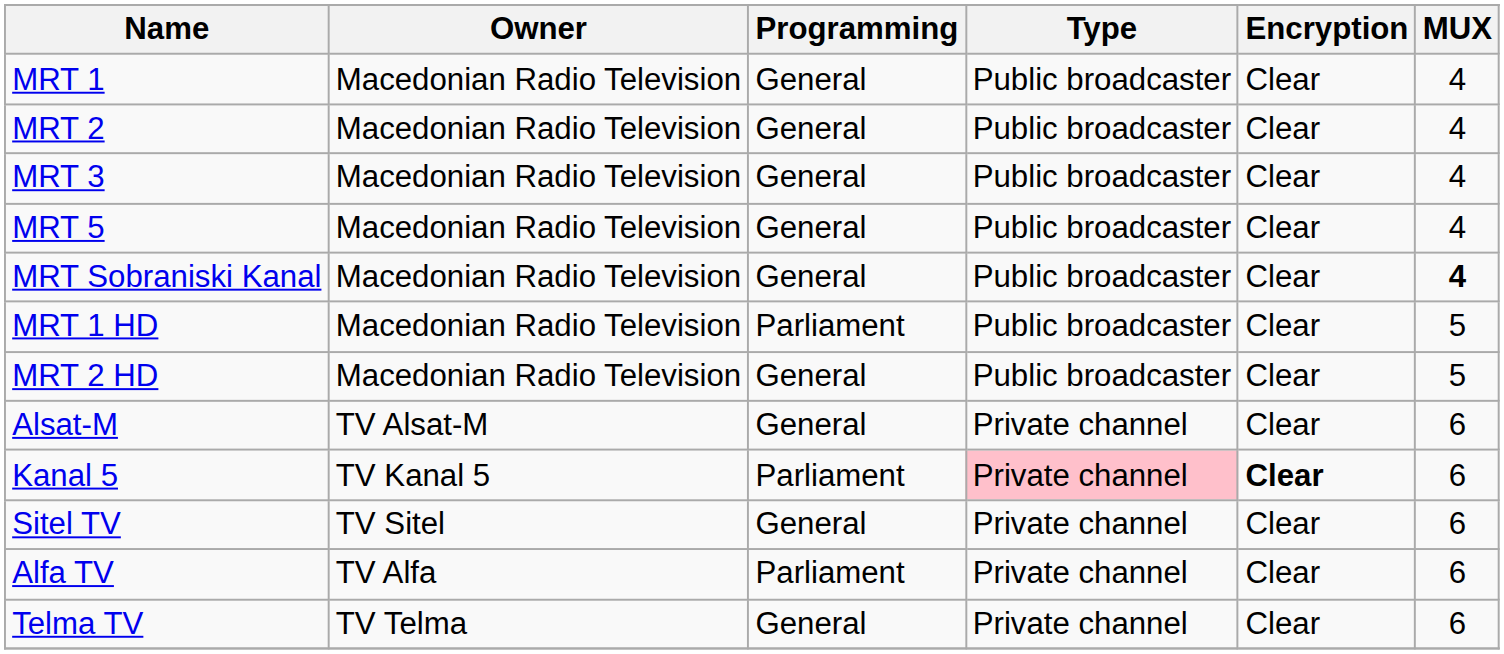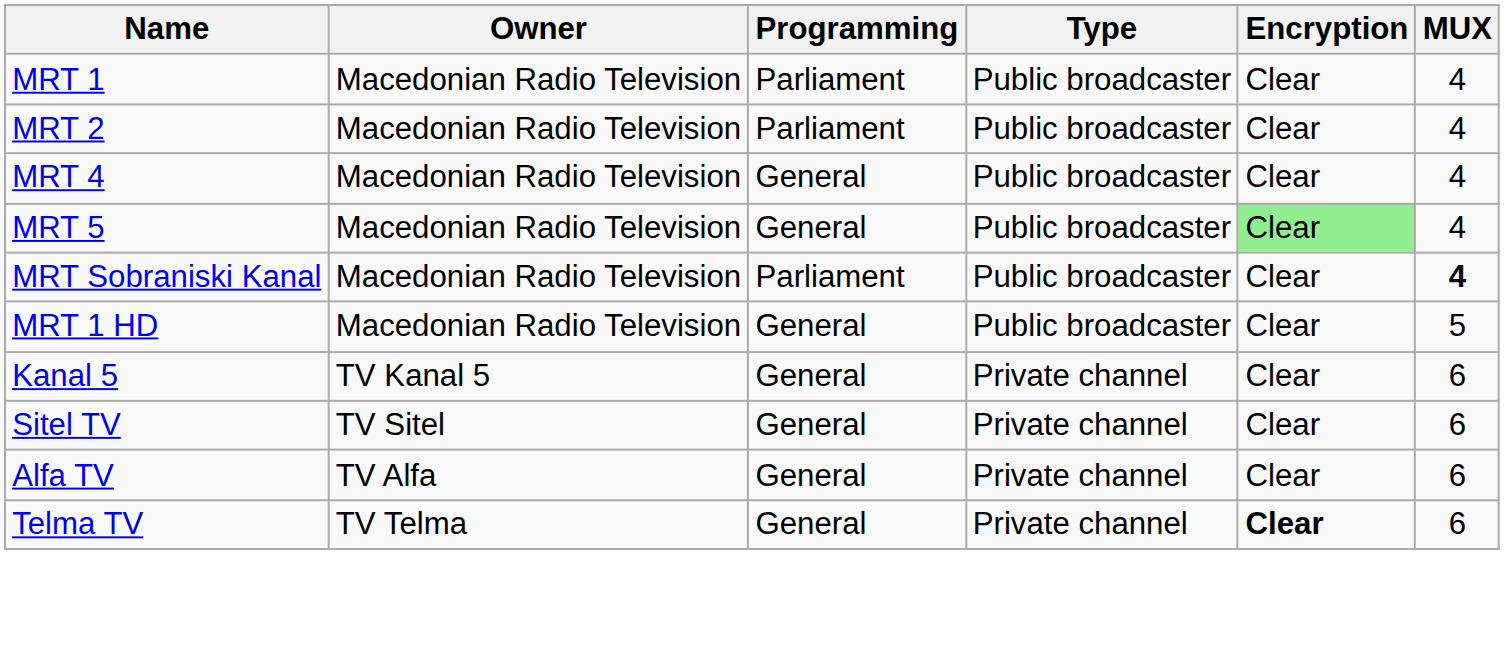(811, 78) General -> (830, 78) Parliament
(811, 128) General -> (830, 128) Parliament
- row: (58, 177)
+ row: (58, 177)
(1283, 227) no background -> (1283, 227) lightgreen background
(811, 276) General -> (830, 276) Parliament
(830, 326) Parliament -> (811, 326) General
- row: (85, 375)
- row: (65, 425)
(830, 474) Parliament -> (811, 375) General
(1080, 474) pink background -> (1080, 375) no background
(1285, 474) bold -> (1283, 375) normal
(830, 573) Parliament -> (811, 474) General
(1283, 623) normal -> (1285, 524) bold
